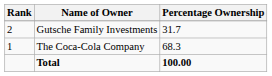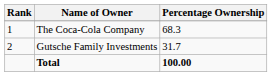rows swapped: (91, 46) <-> (97, 29)
